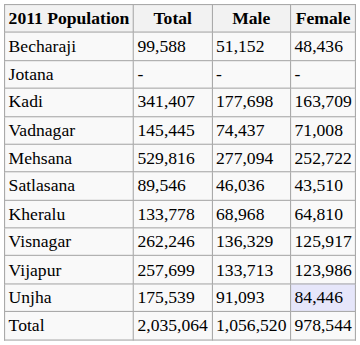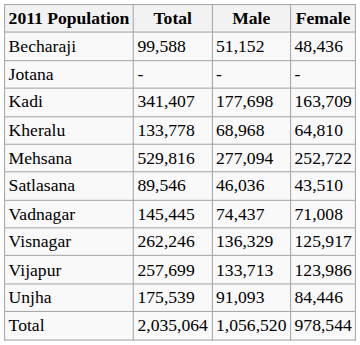rows swapped: (37, 213) <-> (42, 130)
(319, 297) lavender background -> (319, 297) no background
